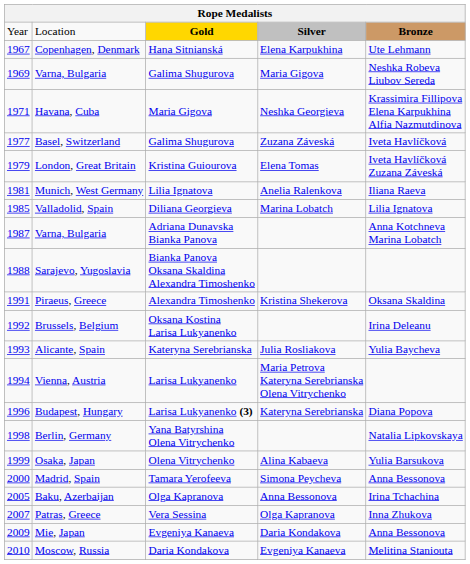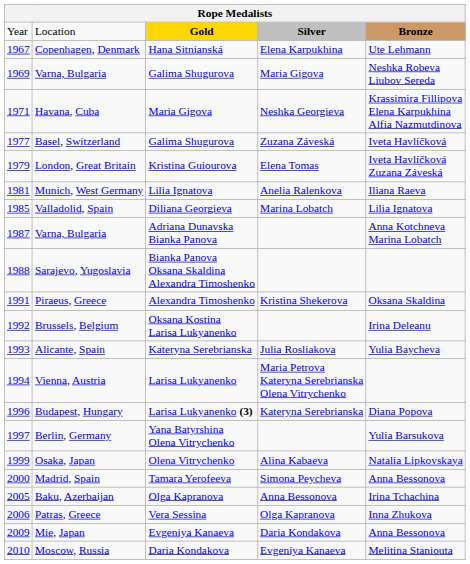(18, 435) 1998 -> (18, 435) 1997
(416, 435) Natalia Lipkovskaya -> (406, 435) Yulia Barsukova
(406, 460) Yulia Barsukova -> (416, 460) Natalia Lipkovskaya
(18, 514) 2007 -> (18, 514) 2006
